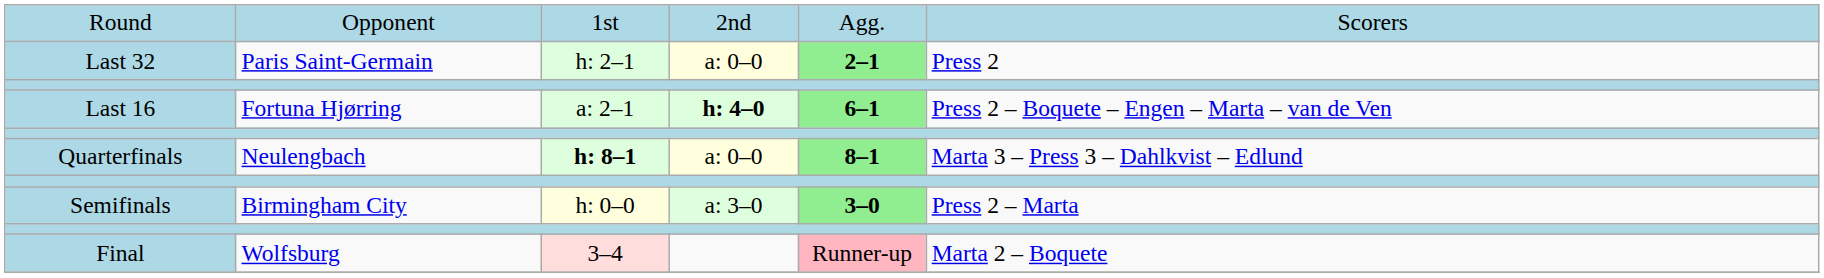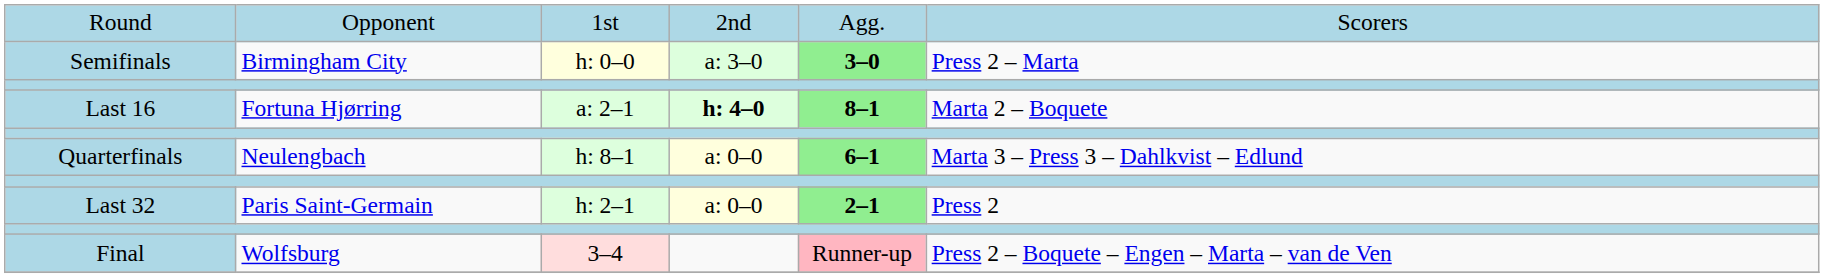rows swapped: (120, 60) <-> (120, 204)
(862, 108) 6–1 -> (862, 108) 8–1
(1162, 108) Press 2 – Boquete – Engen – Marta – van de Ven -> (1020, 108) Marta 2 – Boquete
(605, 156) bold -> (605, 156) normal
(862, 156) 8–1 -> (862, 156) 6–1
(1020, 253) Marta 2 – Boquete -> (1162, 253) Press 2 – Boquete – Engen – Marta – van de Ven
